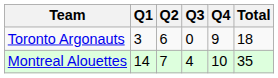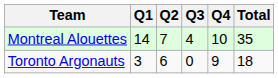rows swapped: (66, 38) <-> (67, 61)
